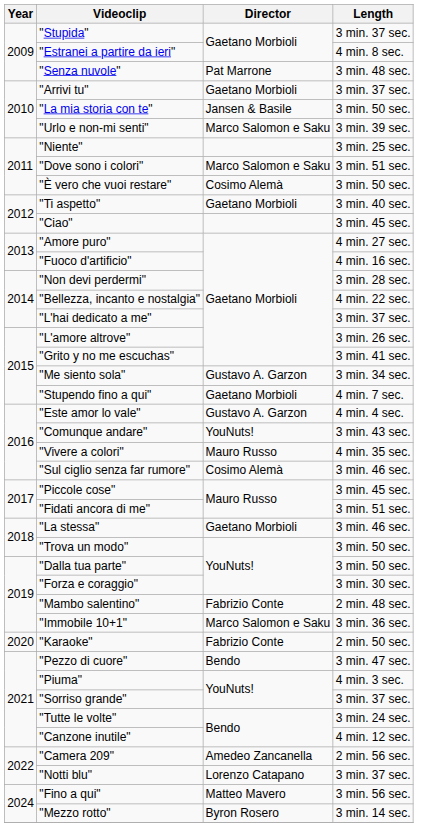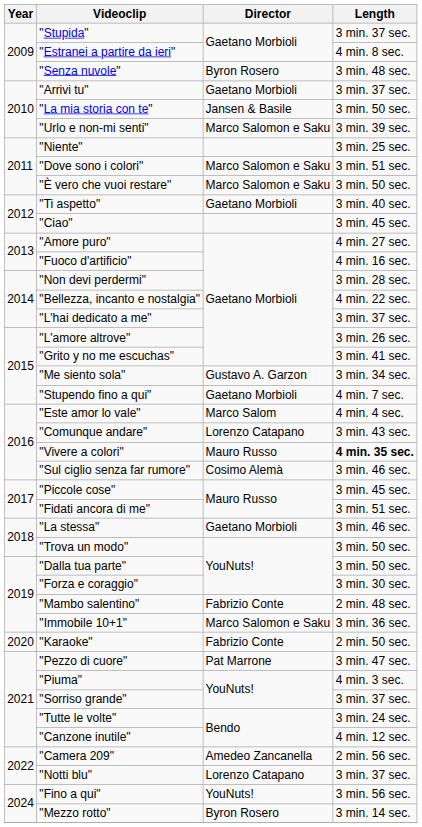(239, 71) Pat Marrone -> (242, 71) Byron Rosero
(244, 185) Cosimo Alemà -> (268, 185) Marco Salomon e Saku
(256, 413) Gustavo A. Garzon -> (241, 413) Marco Salom
(230, 432) YouNuts! -> (255, 432) Lorenzo Catapano
(373, 451) normal -> (375, 451) bold
(223, 661) Bendo -> (239, 661) Pat Marrone
(246, 794) Matteo Mavero -> (230, 794) YouNuts!
